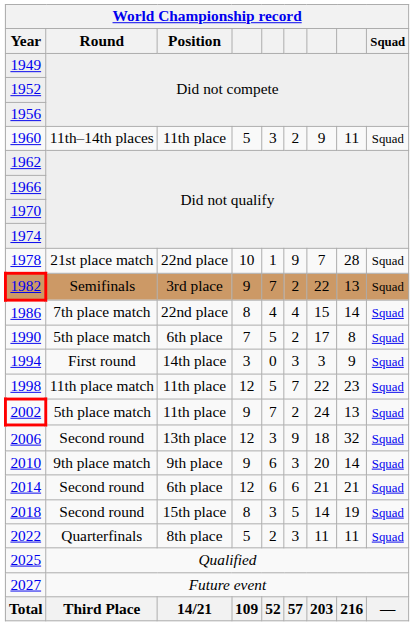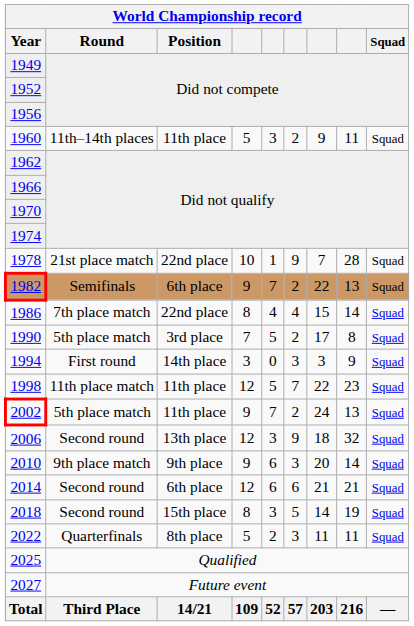(195, 286) 3rd place -> (195, 286) 6th place
(195, 337) 6th place -> (195, 337) 3rd place
